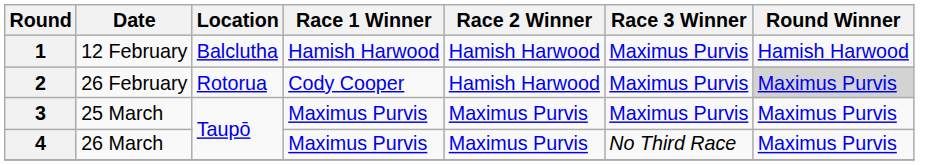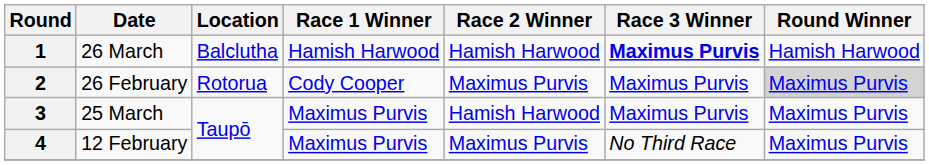(134, 51) 12 February -> (122, 51) 26 March
(679, 51) normal -> (684, 51) bold
(524, 82) Hamish Harwood -> (518, 82) Maximus Purvis
(518, 113) Maximus Purvis -> (524, 113) Hamish Harwood
(122, 144) 26 March -> (134, 144) 12 February
